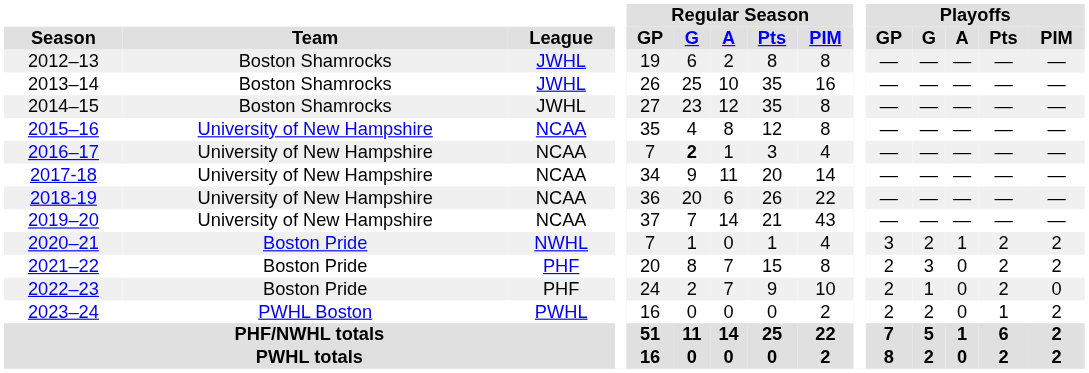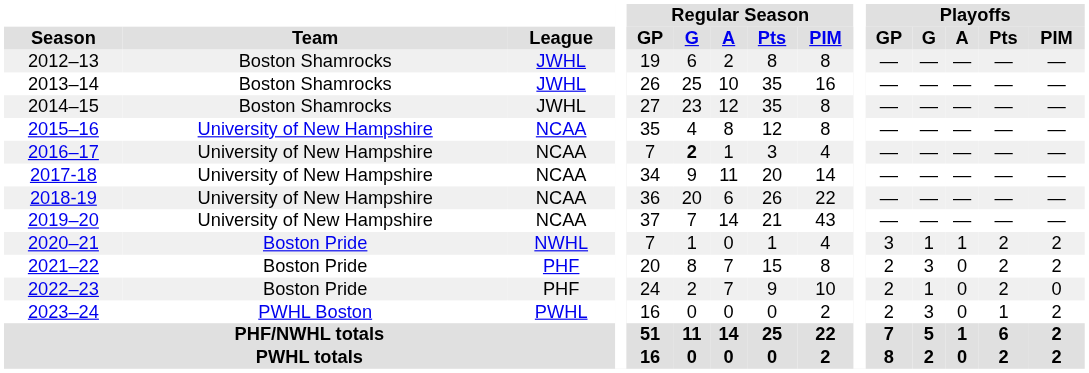(929, 243) 2 -> (929, 243) 1
(929, 311) 2 -> (929, 311) 3
